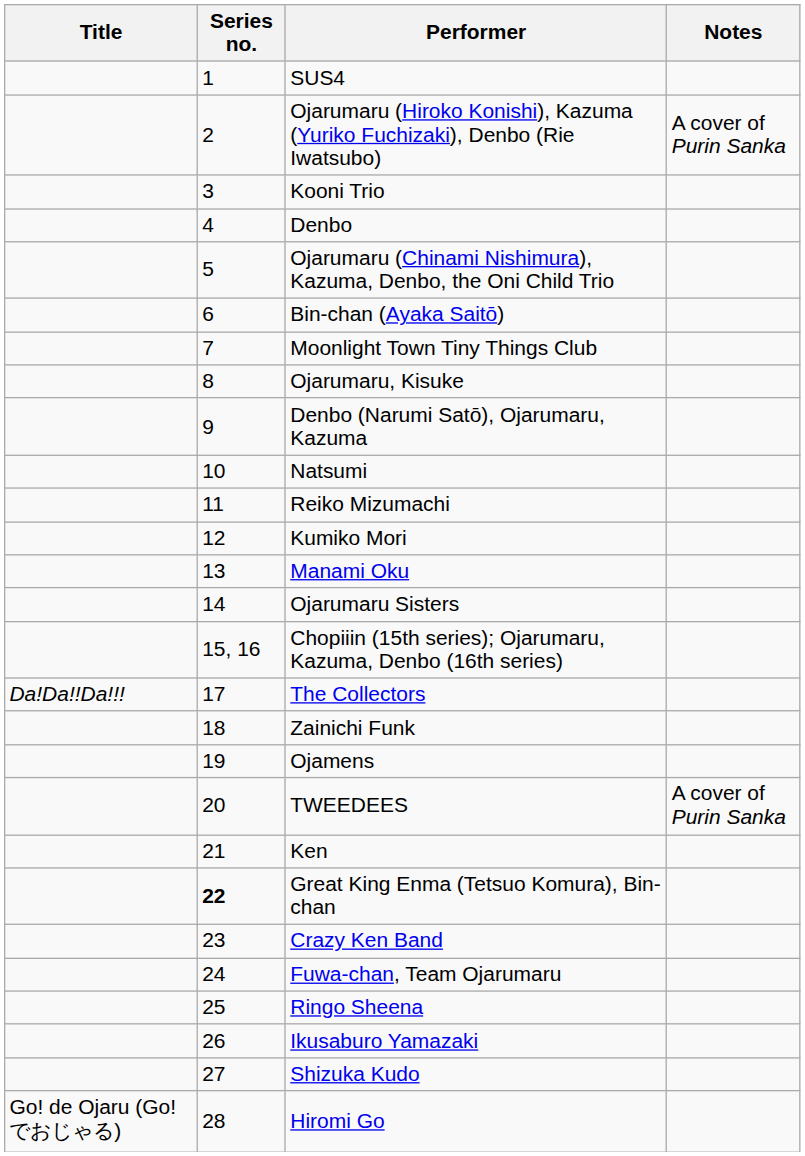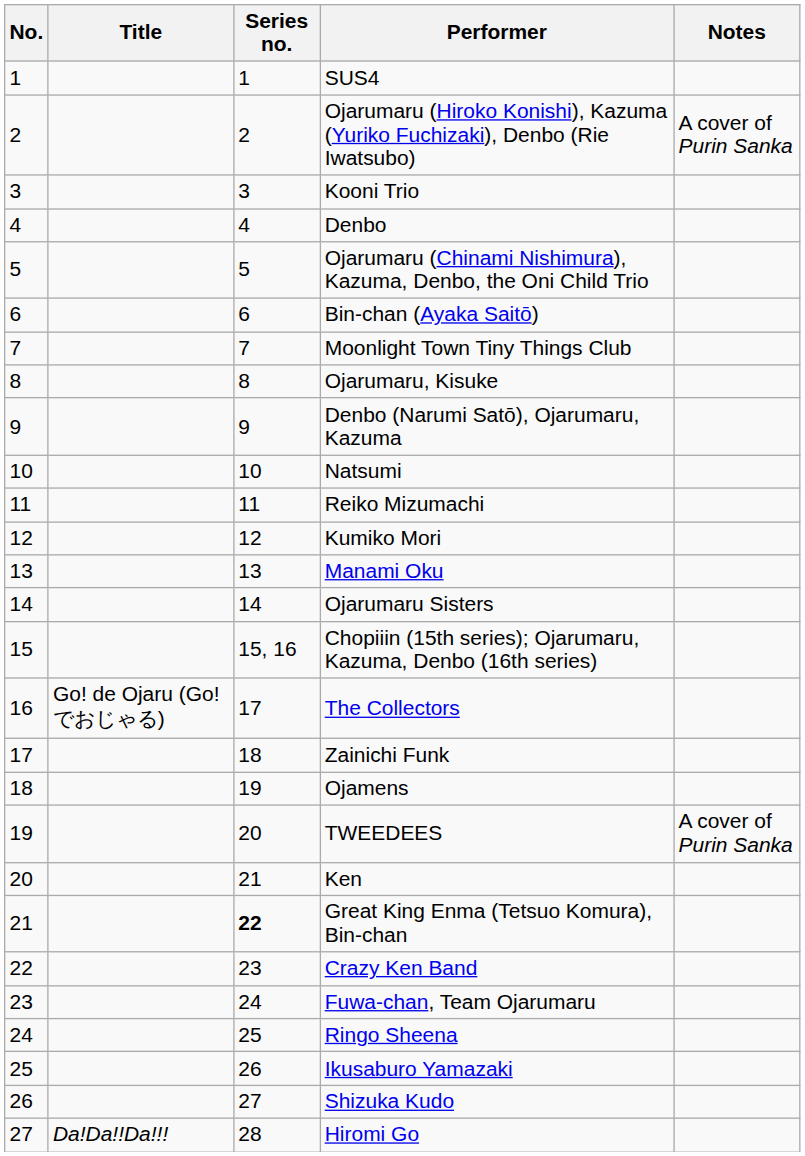+ column: (26, 32)
(67, 694) Da!Da!!Da!!! -> (136, 706) Go! de Ojaru (Go!でおじゃる)
(93, 1119) Go! de Ojaru (Go!でおじゃる) -> (111, 1134) Da!Da!!Da!!!
